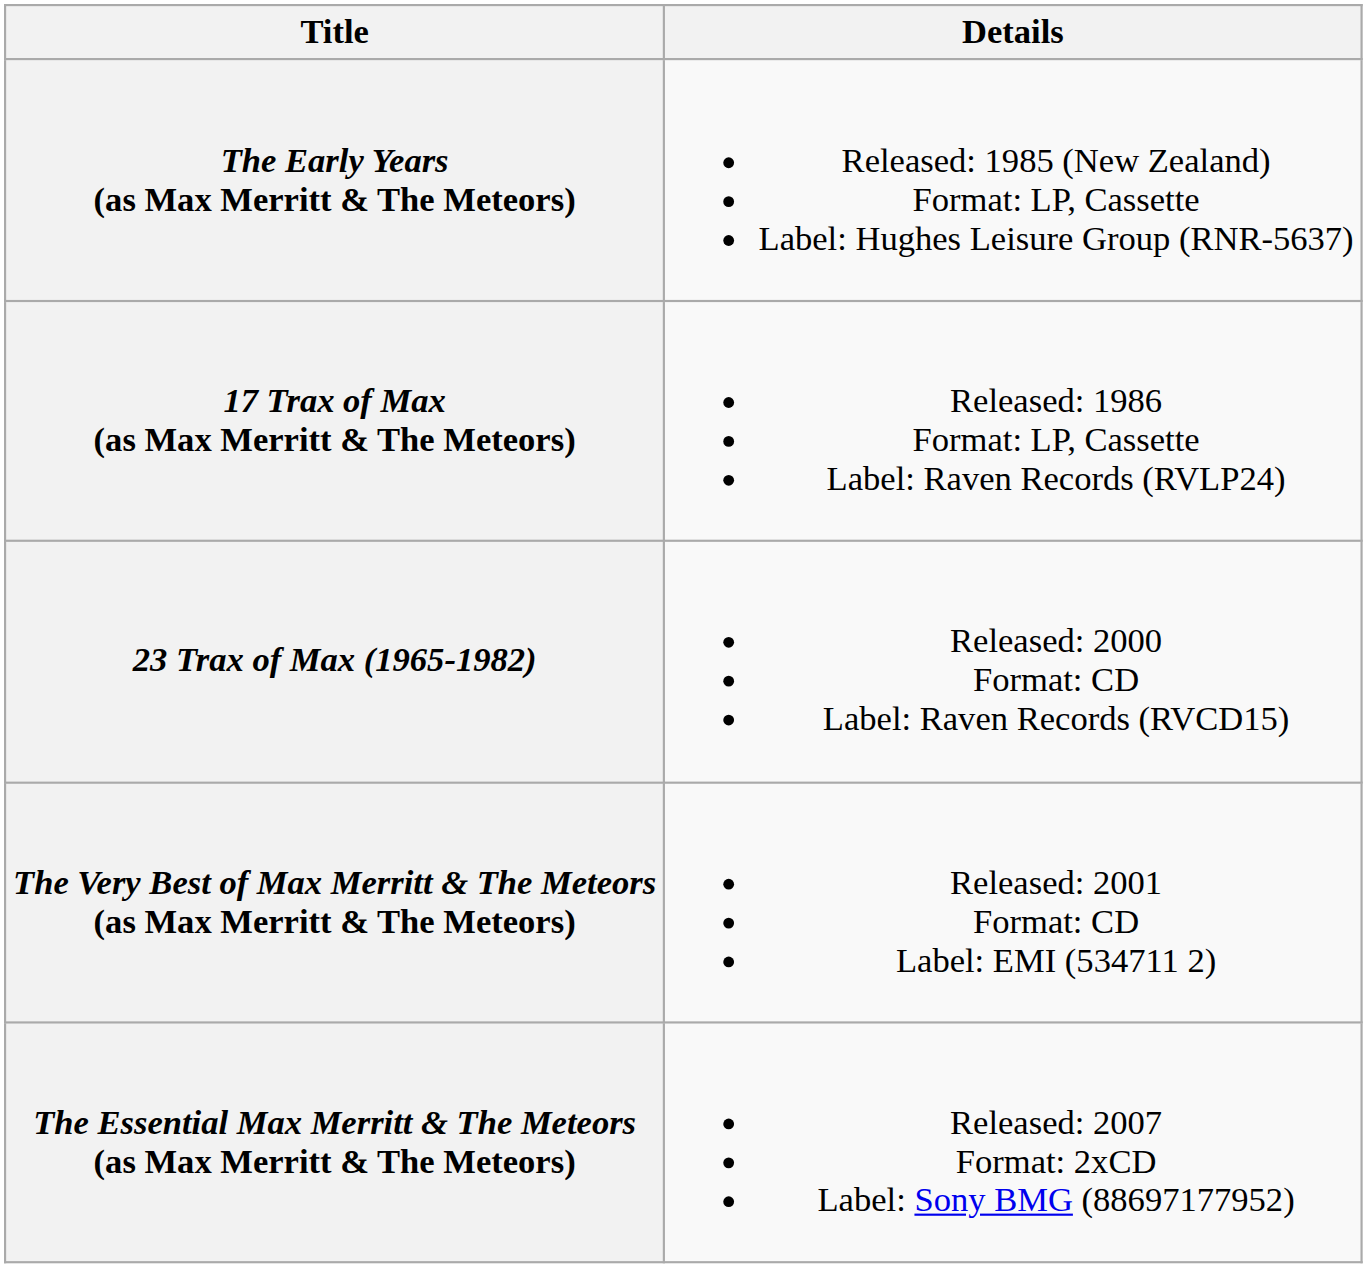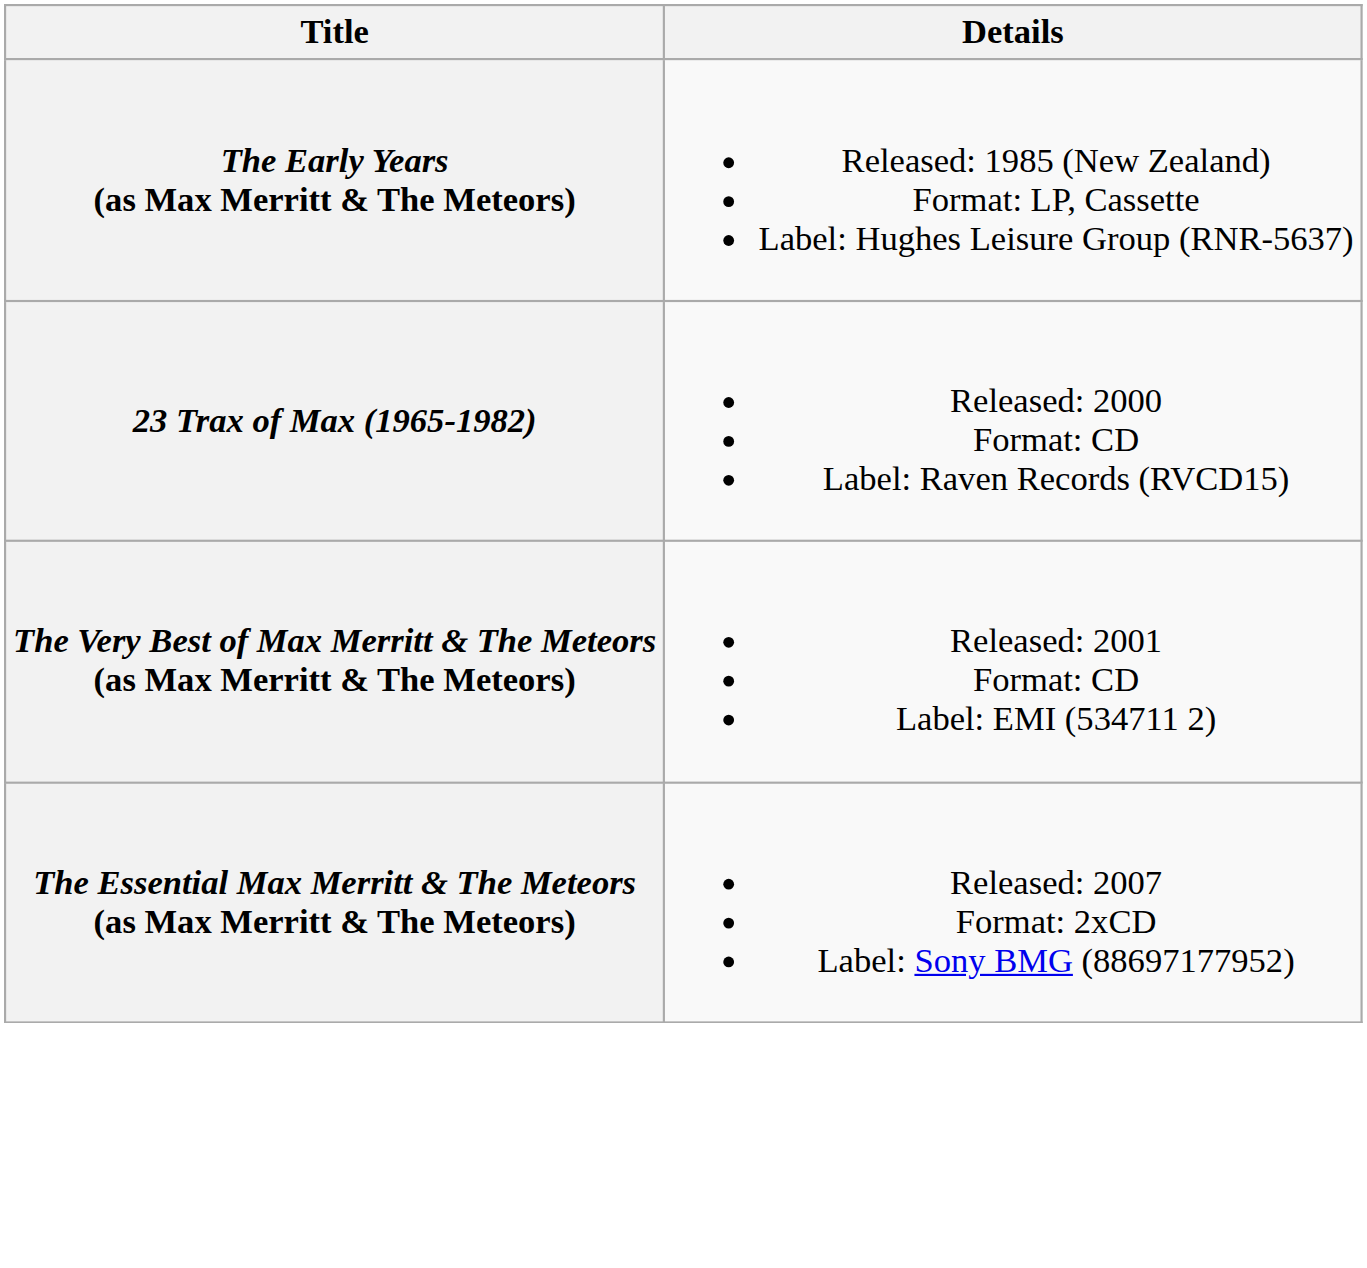- row: (335, 420)
